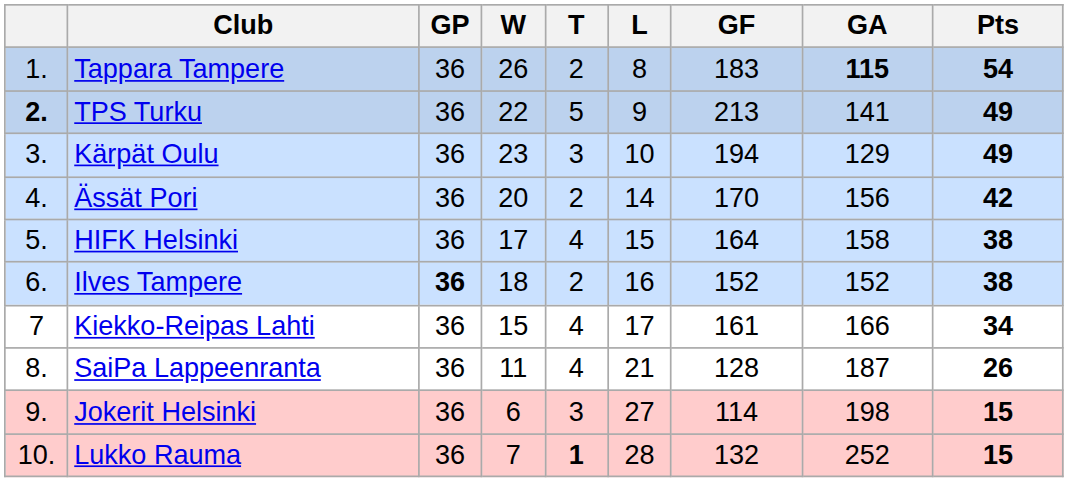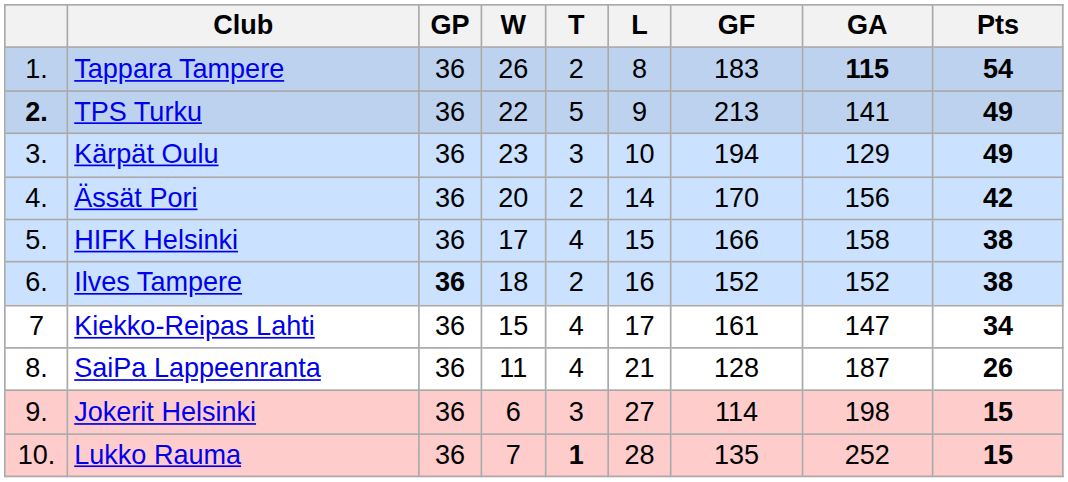(736, 240) 164 -> (736, 240) 166
(867, 326) 166 -> (867, 326) 147
(736, 454) 132 -> (736, 454) 135
